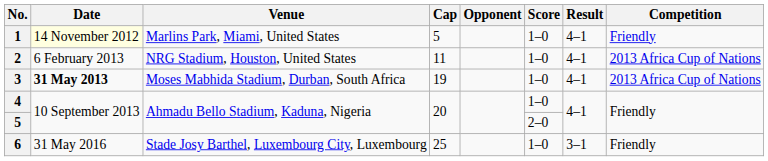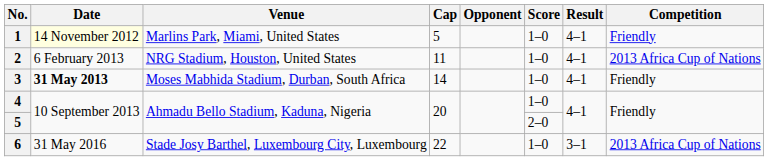(440, 79) 19 -> (440, 79) 14
(685, 79) 2013 Africa Cup of Nations -> (633, 79) Friendly
(440, 144) 25 -> (440, 144) 22
(633, 144) Friendly -> (685, 144) 2013 Africa Cup of Nations
